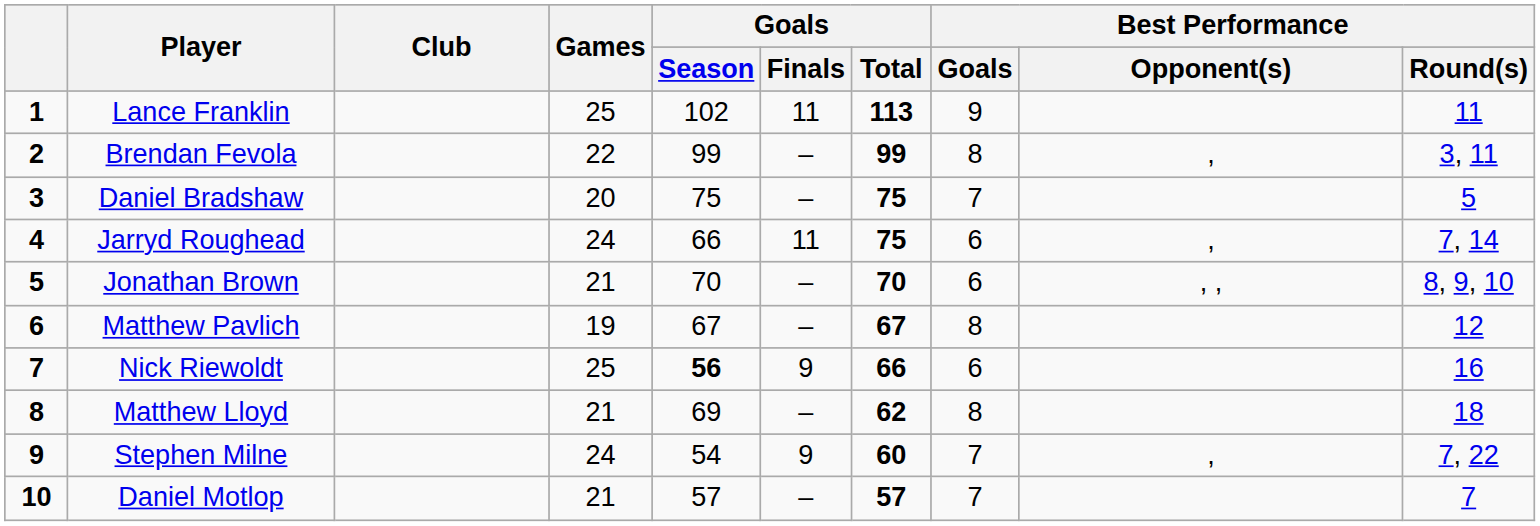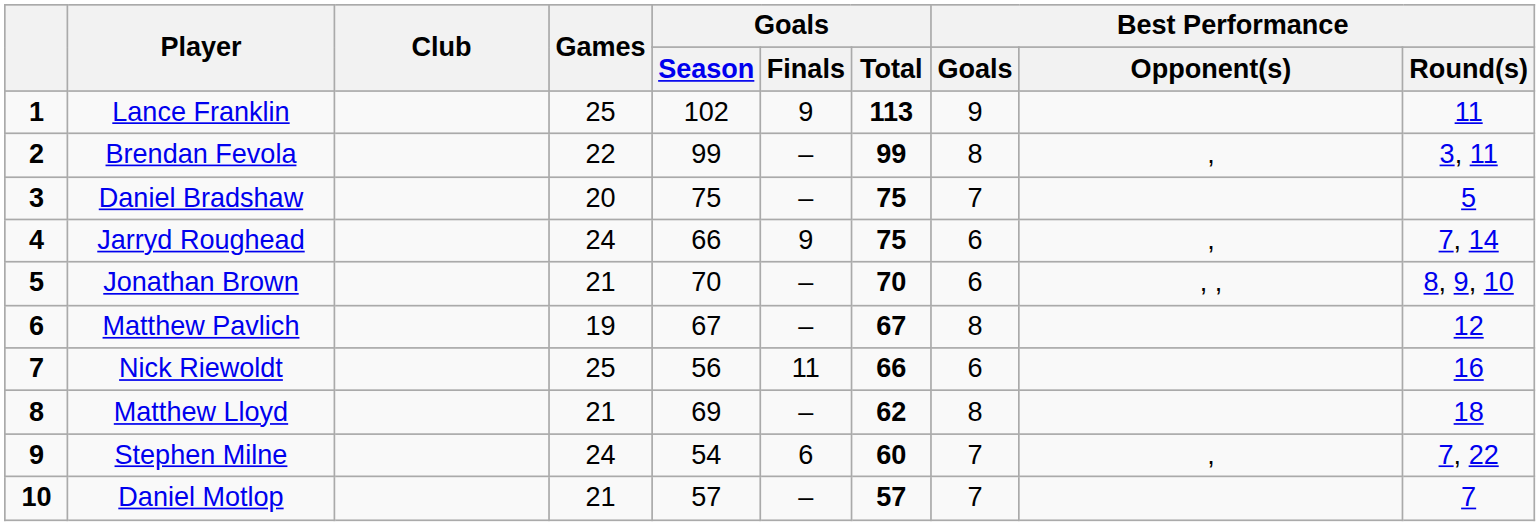(806, 111) 11 -> (806, 111) 9
(806, 240) 11 -> (806, 240) 9
(706, 369) bold -> (706, 369) normal
(806, 369) 9 -> (806, 369) 11
(806, 454) 9 -> (806, 454) 6
